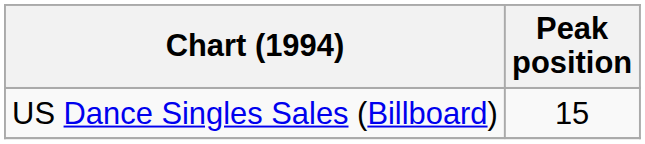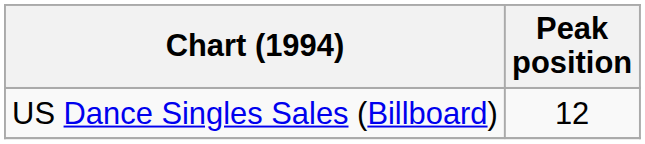(572, 112) 15 -> (572, 112) 12
